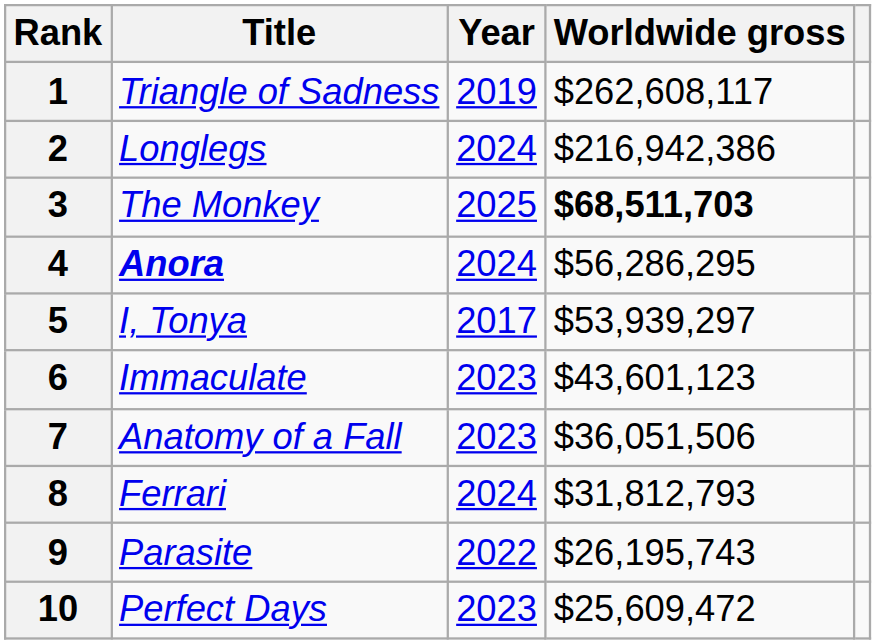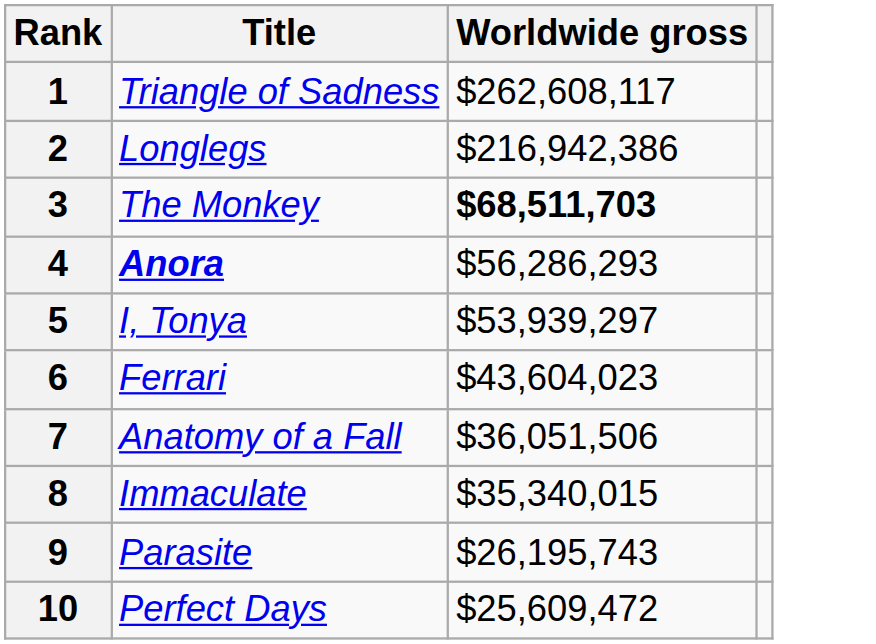- column: (497, 33)
(655, 263) $56,286,295 -> (557, 263) $56,286,293
(213, 378) Immaculate -> (173, 378) Ferrari
(655, 378) $43,601,123 -> (557, 378) $43,604,023
(173, 494) Ferrari -> (213, 494) Immaculate
(655, 494) $31,812,793 -> (557, 494) $35,340,015
